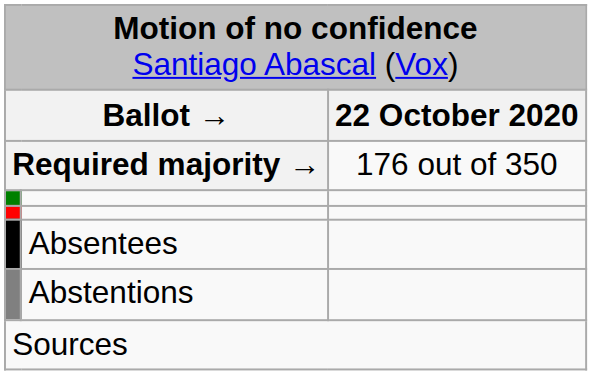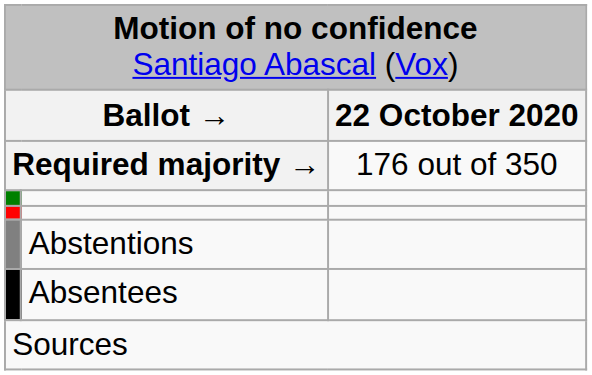rows swapped: (13, 294) <-> (13, 244)
